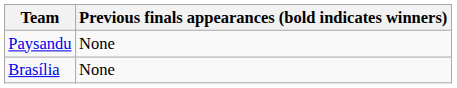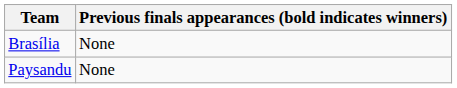rows swapped: (40, 43) <-> (34, 69)
